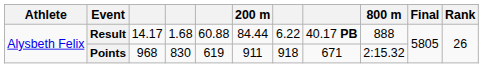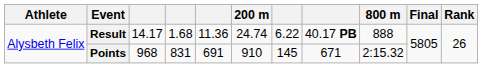(214, 34) 60.88 -> (213, 34) 11.36
(253, 34) 84.44 -> (252, 34) 24.74
(180, 54) 830 -> (180, 54) 831
(214, 54) 619 -> (213, 54) 691
(253, 54) 911 -> (252, 54) 910
(288, 54) 918 -> (287, 54) 145
